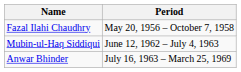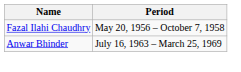- row: (53, 43)
